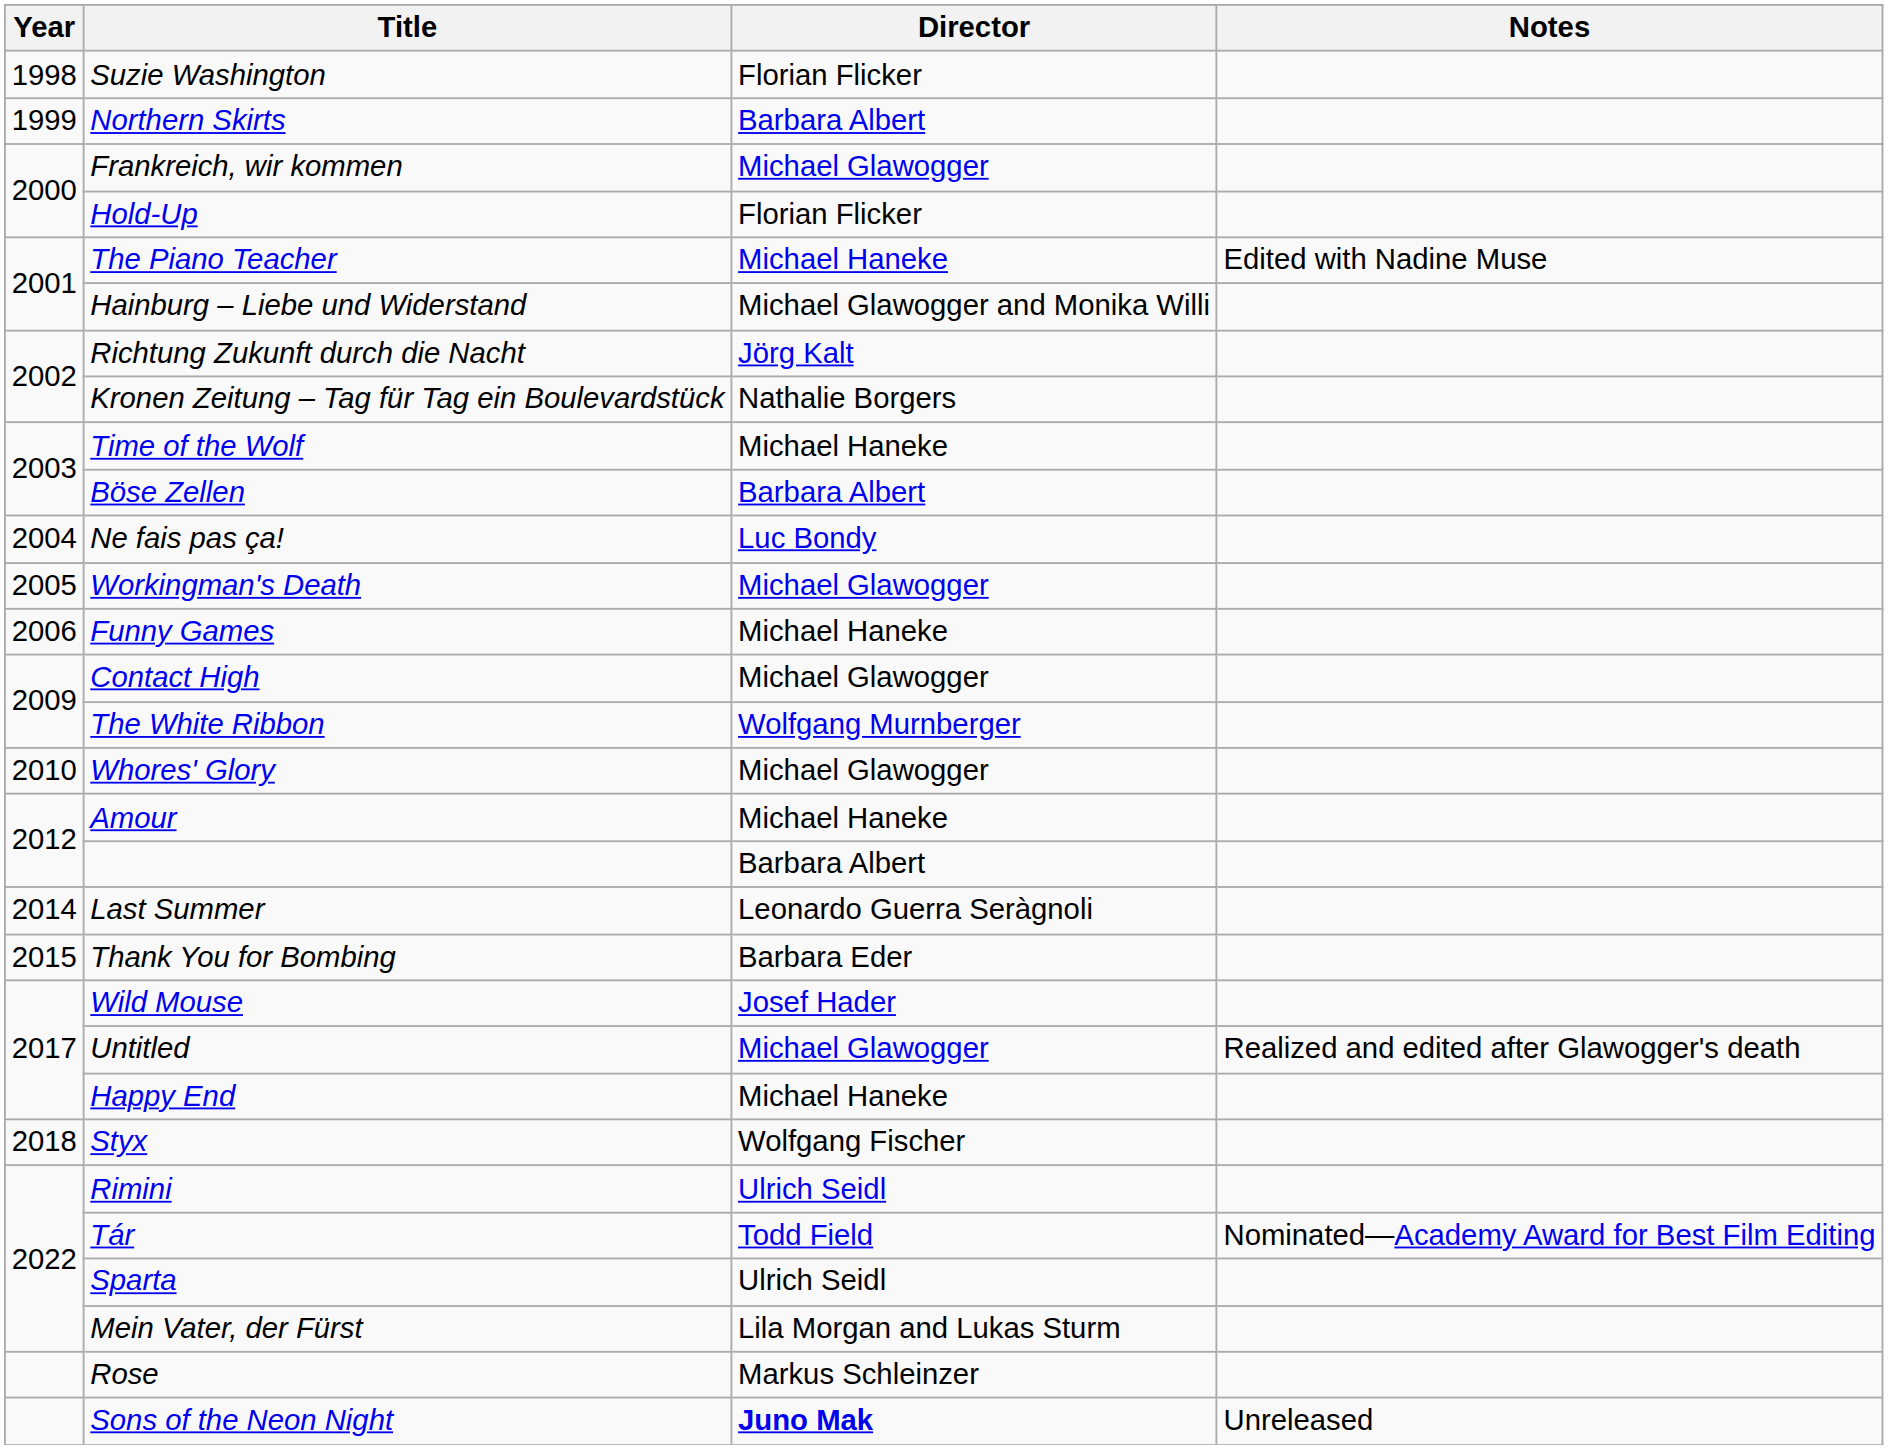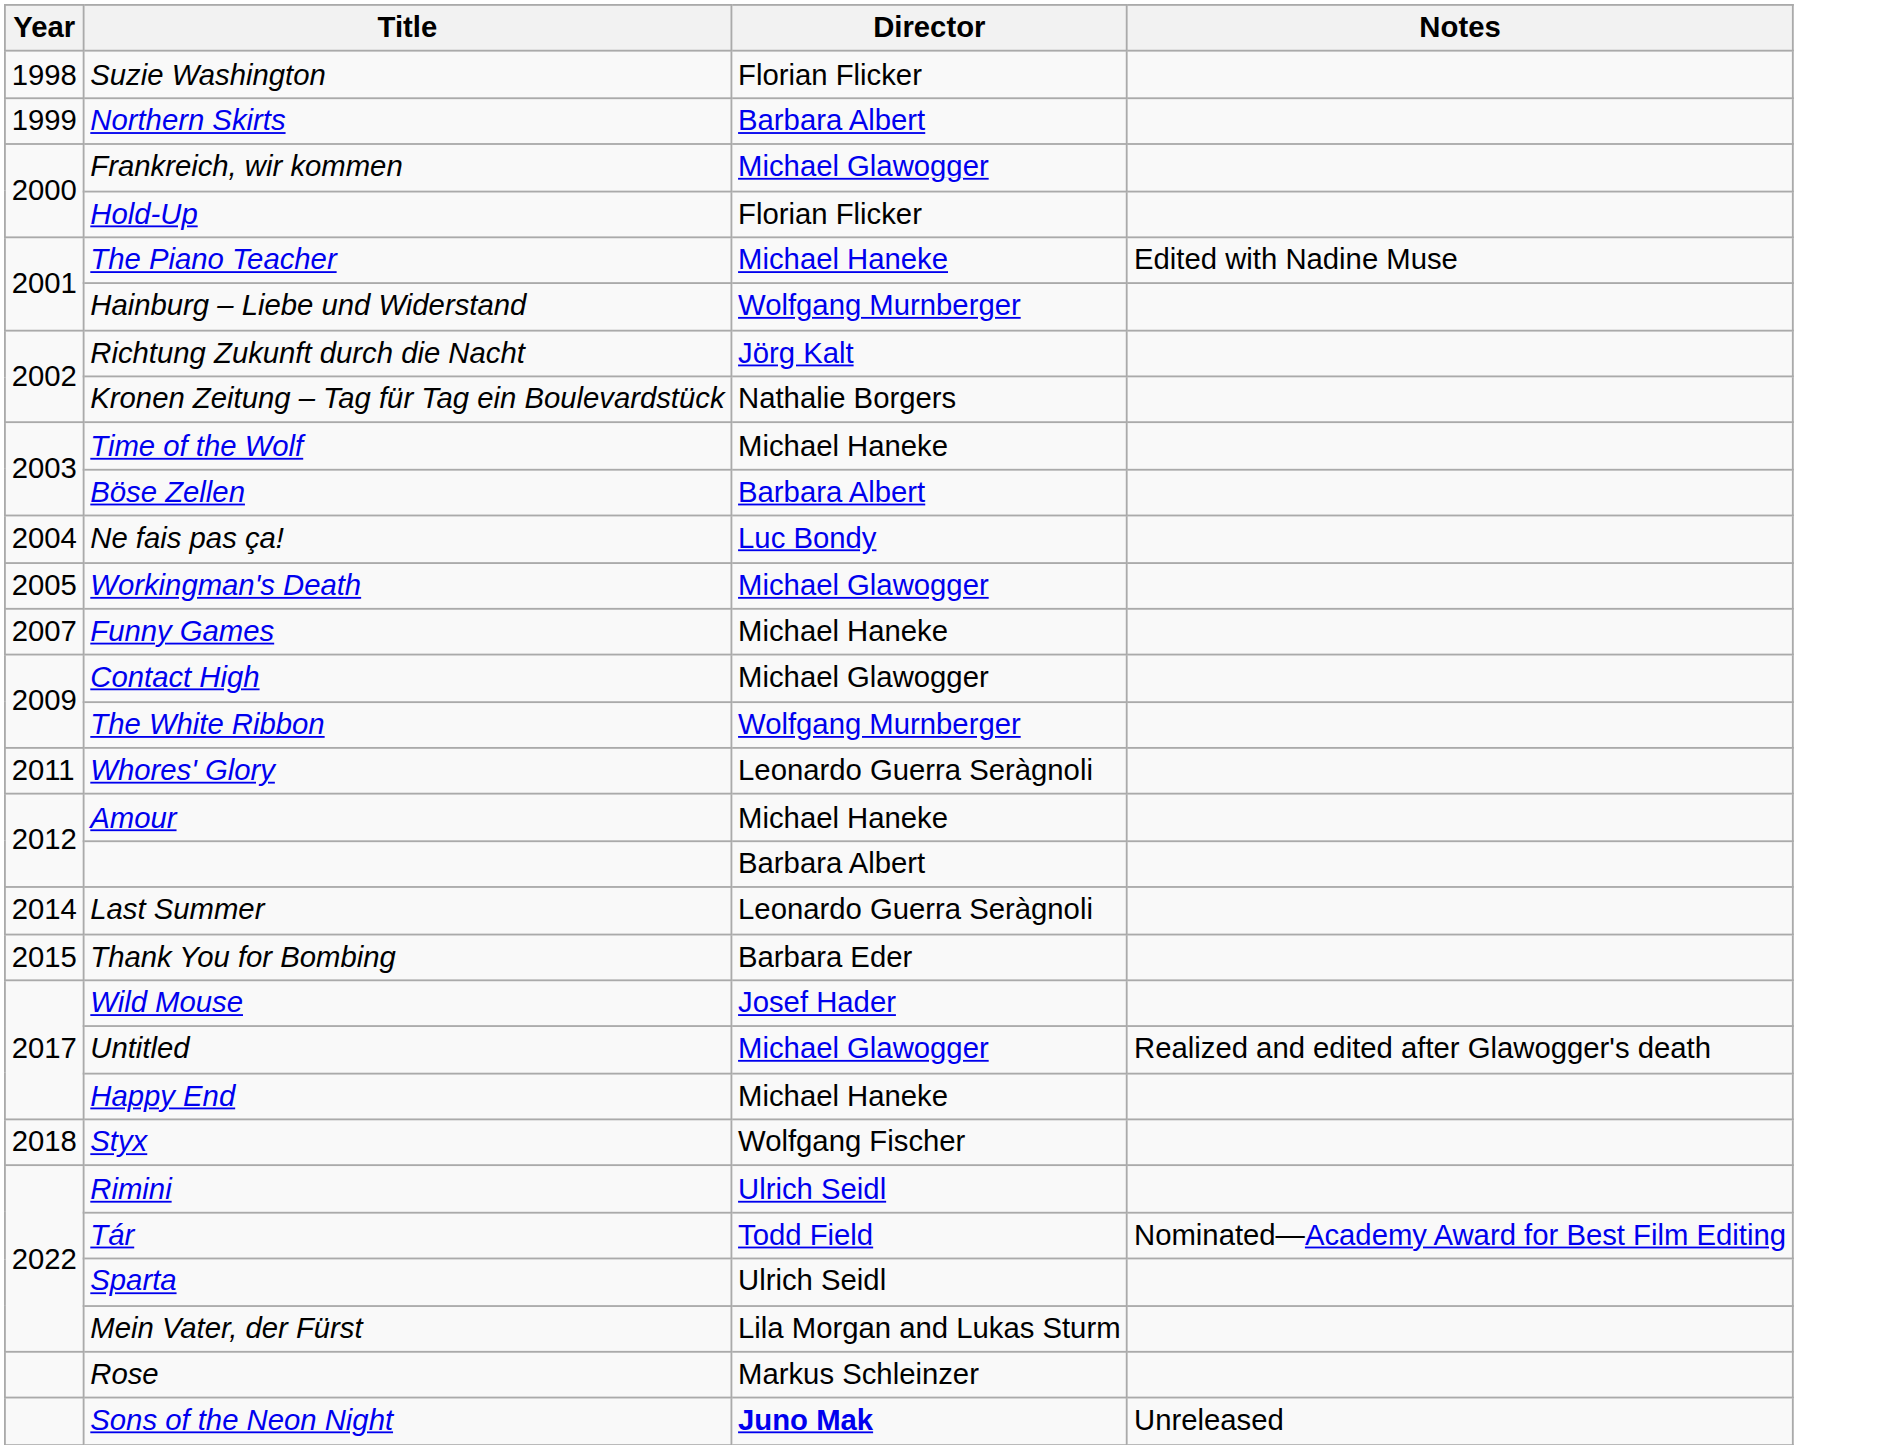(974, 306) Michael Glawogger and Monika Willi -> (879, 306) Wolfgang Murnberger
(44, 631) 2006 -> (44, 631) 2007
(44, 770) 2010 -> (43, 770) 2011
(863, 770) Michael Glawogger -> (915, 770) Leonardo Guerra Seràgnoli
